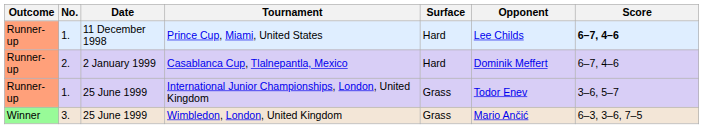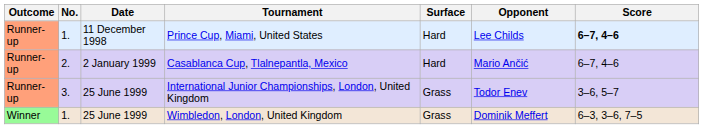(511, 64) Dominik Meffert -> (501, 64) Mario Ančić
(66, 92) 1. -> (66, 92) 3.
(66, 115) 3. -> (66, 115) 1.
(501, 115) Mario Ančić -> (511, 115) Dominik Meffert
